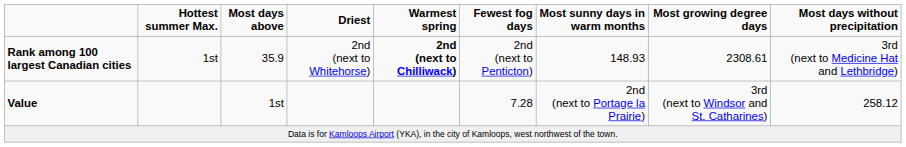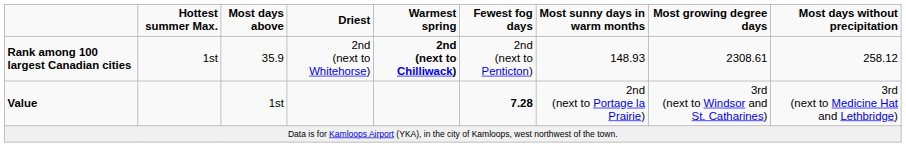(844, 58) 3rd (next to Medicine Hat and Lethbridge) -> (881, 58) 258.12
(522, 103) normal -> (522, 103) bold
(881, 103) 258.12 -> (844, 103) 3rd (next to Medicine Hat and Lethbridge)
